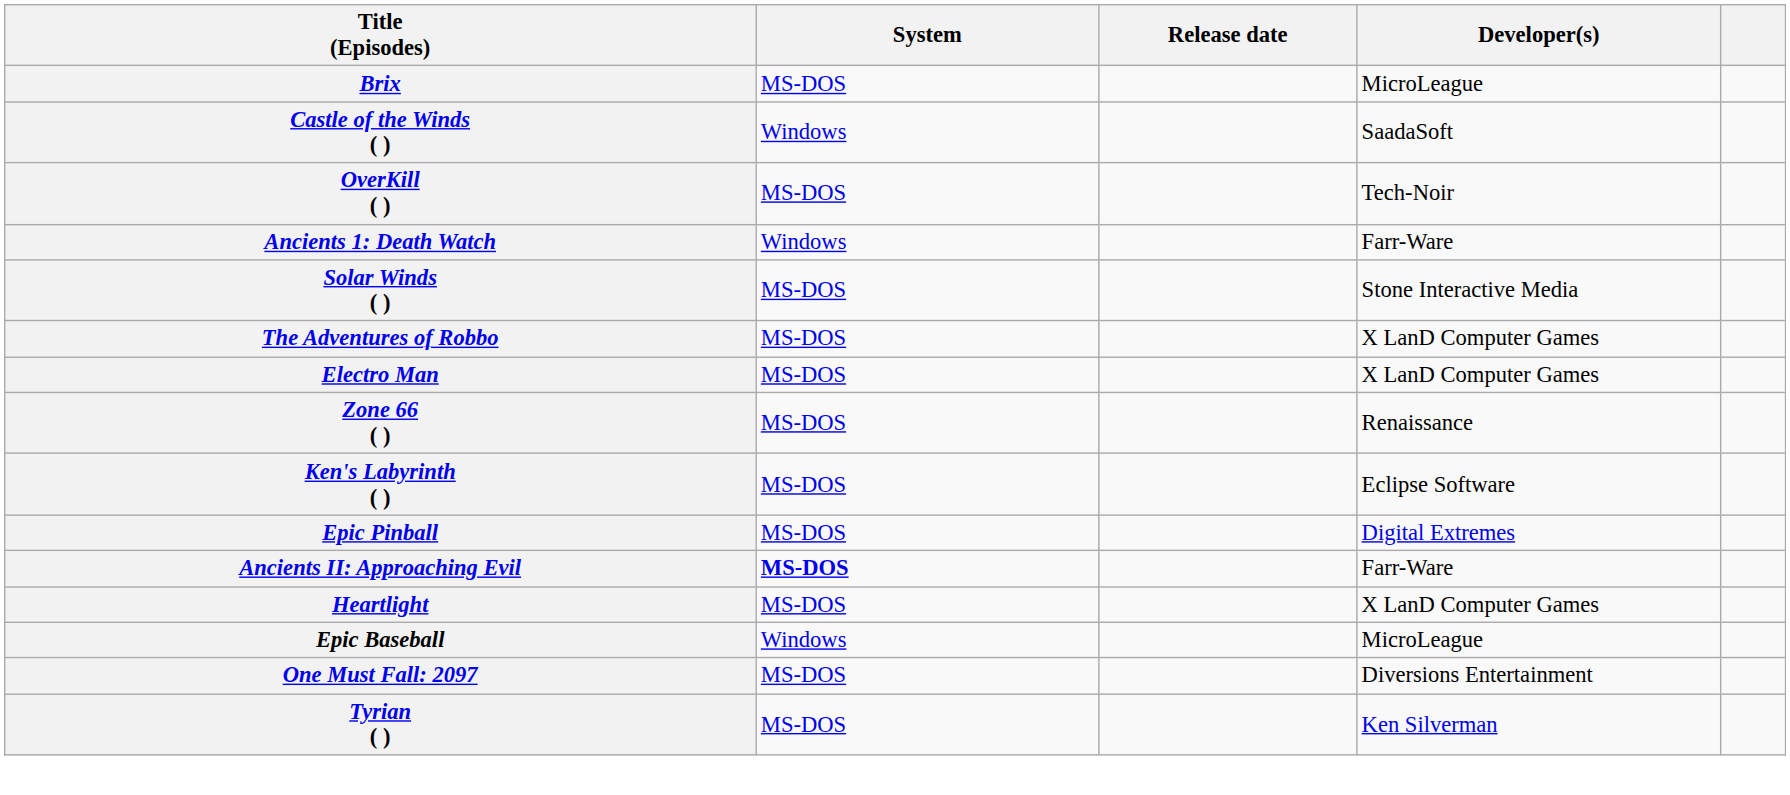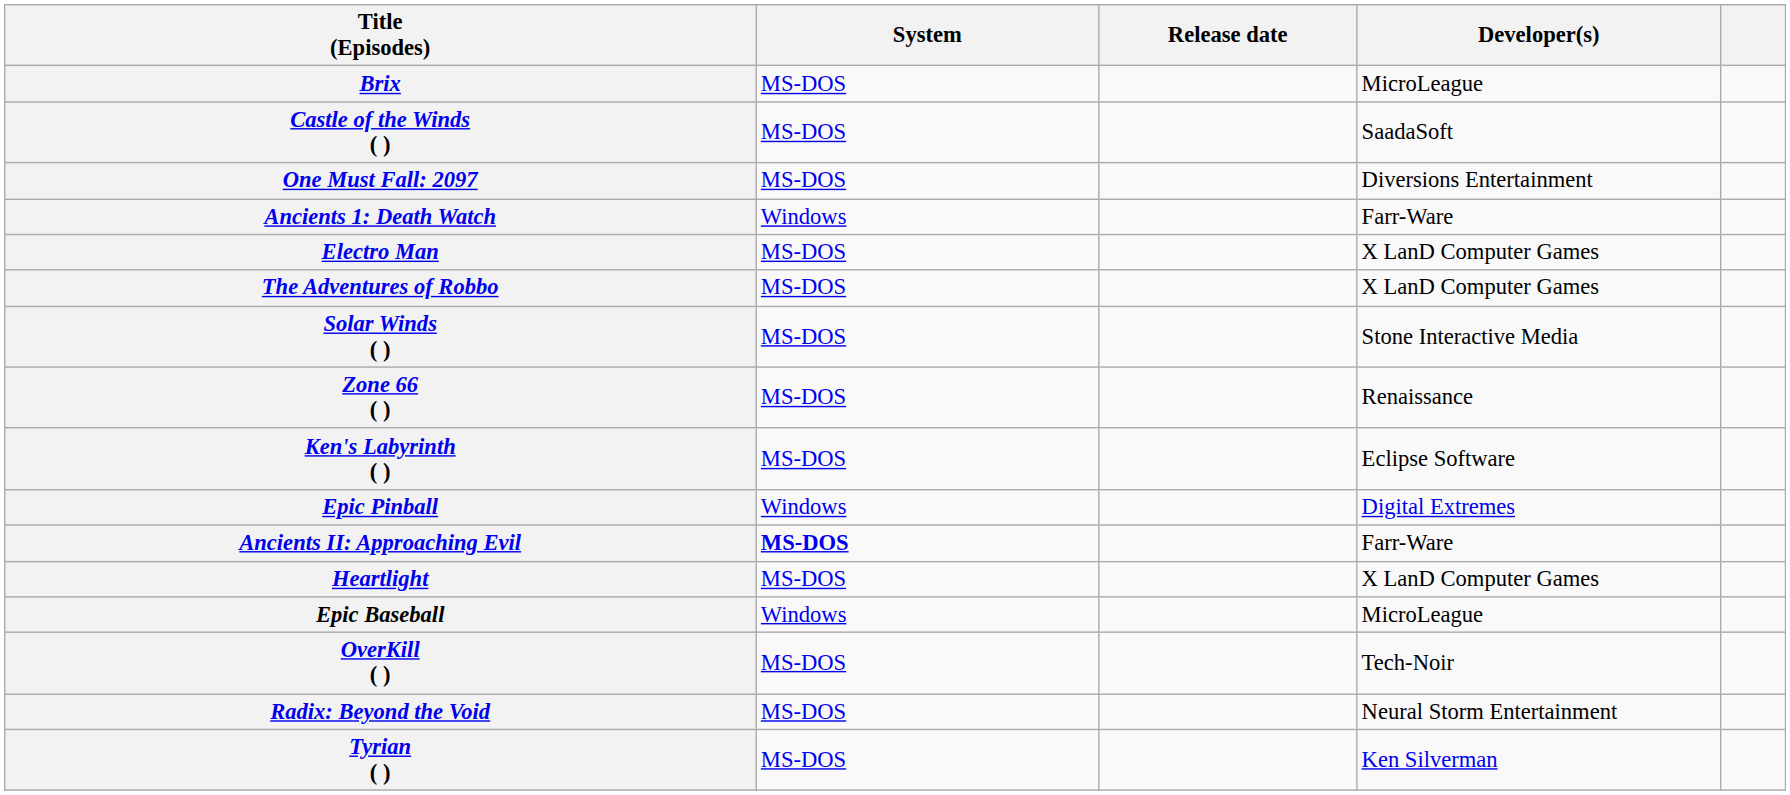(804, 132) Windows -> (803, 132) MS-DOS
rows swapped: (380, 193) <-> (380, 675)
rows swapped: (380, 374) <-> (380, 290)
(803, 532) MS-DOS -> (804, 507) Windows
+ row: (380, 711)
